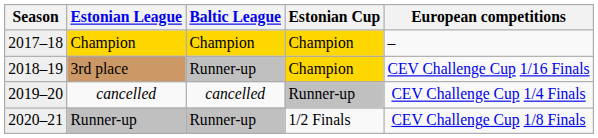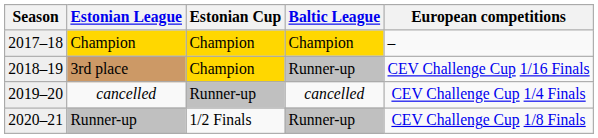columns swapped: (334, 16) <-> (235, 16)
